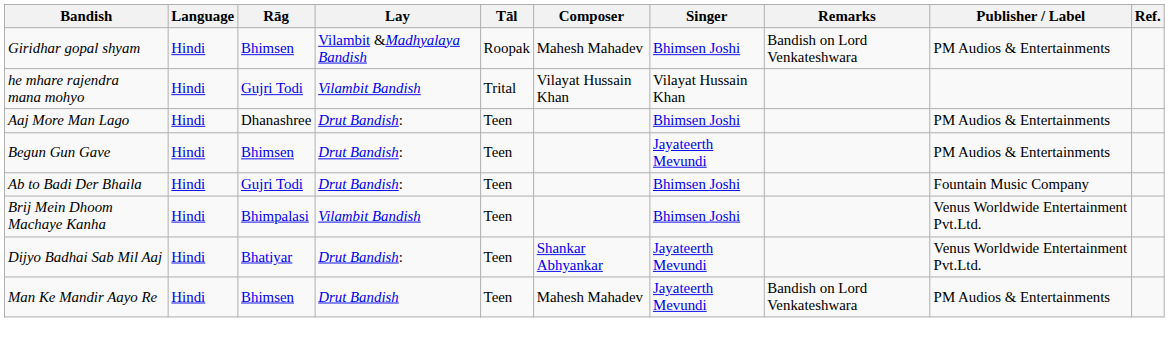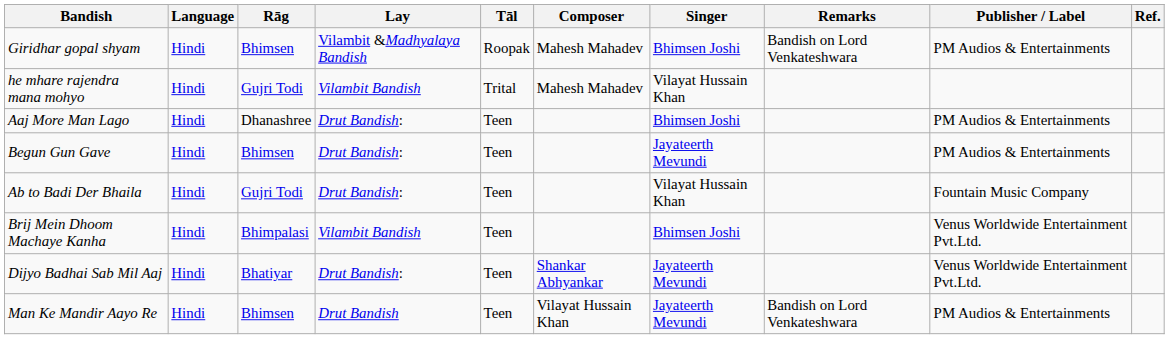(584, 88) Vilayat Hussain Khan -> (590, 88) Mahesh Mahadev
(697, 184) Bhimsen Joshi -> (700, 192) Vilayat Hussain Khan
(590, 297) Mahesh Mahadev -> (584, 313) Vilayat Hussain Khan
